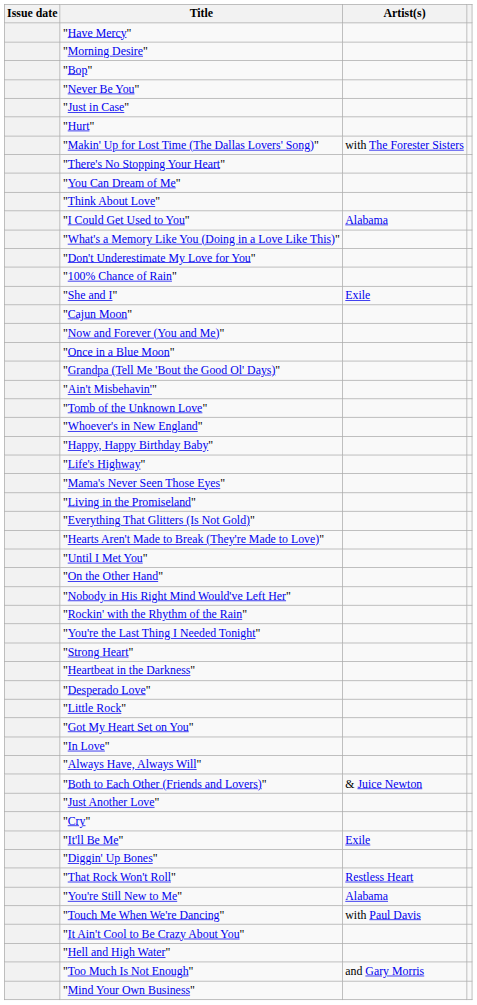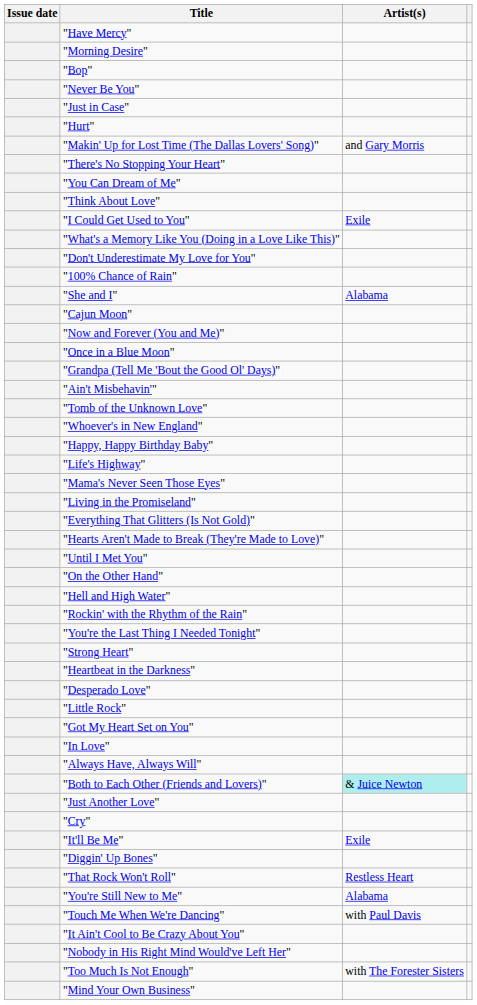(405, 145) with The Forester Sisters -> (385, 145) and Gary Morris
(367, 220) Alabama -> (358, 220) Exile
(358, 295) Exile -> (367, 295) Alabama
rows swapped: (177, 595) <-> (117, 952)
(384, 783) no background -> (384, 783) paleturquoise background
(385, 971) and Gary Morris -> (405, 971) with The Forester Sisters
